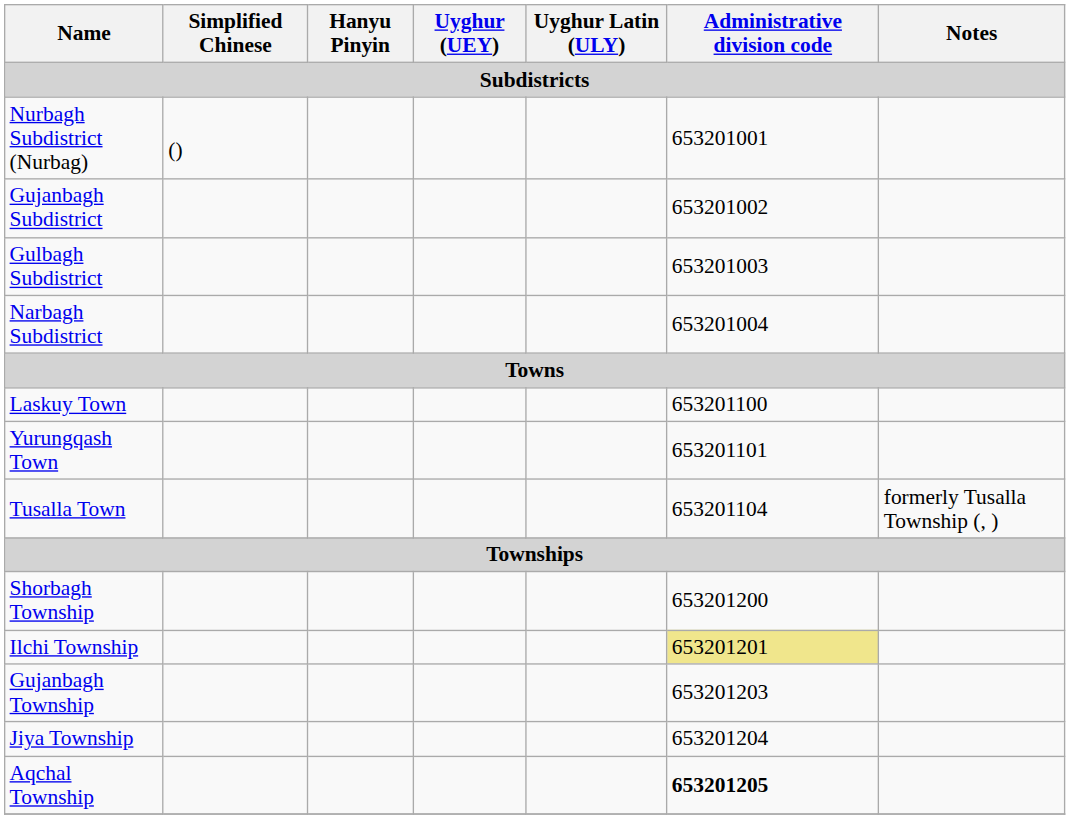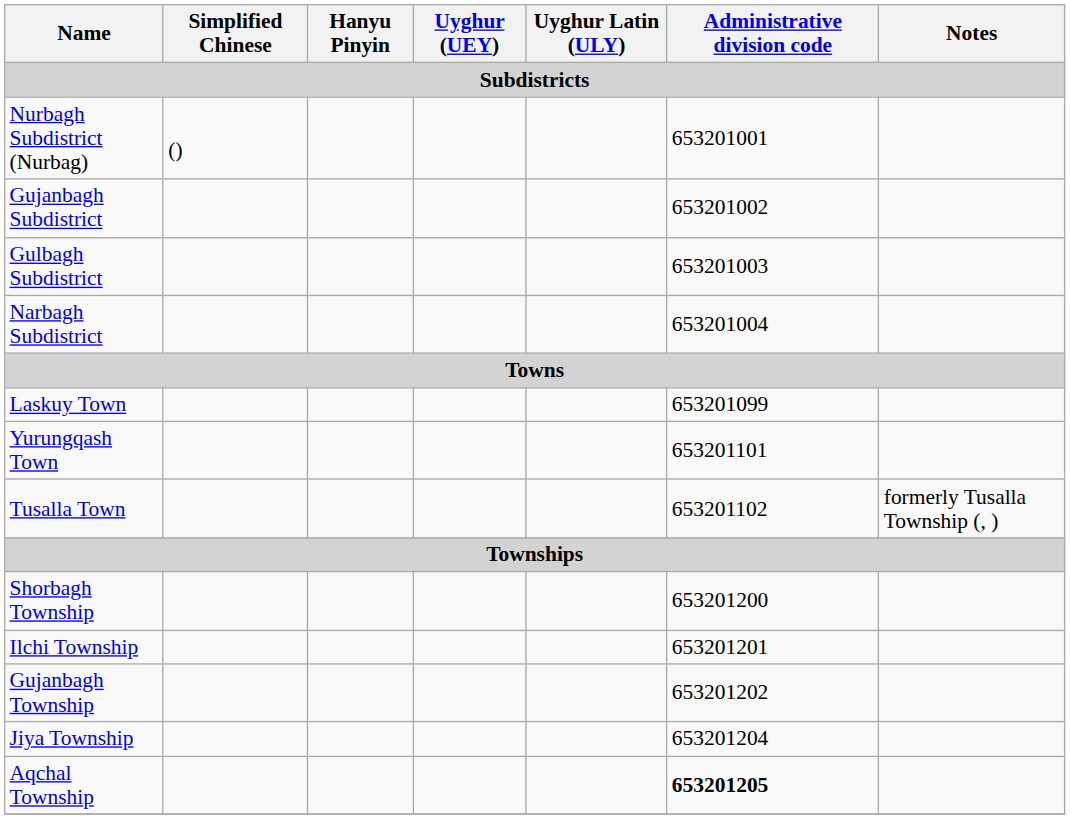(720, 404) 653201100 -> (720, 404) 653201099
(720, 508) 653201104 -> (720, 508) 653201102
(720, 646) khaki background -> (720, 646) no background
(720, 692) 653201203 -> (720, 692) 653201202
